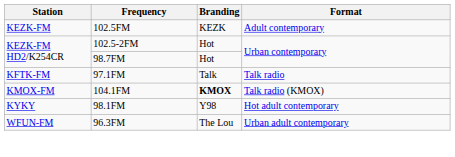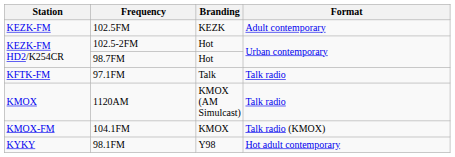+ row: (111, 102)
(215, 91) bold -> (214, 129) normal
- row: (109, 122)
